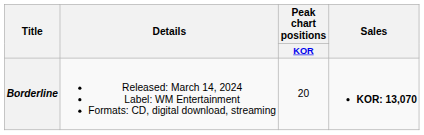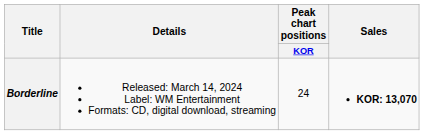(303, 93) 20 -> (303, 93) 24
